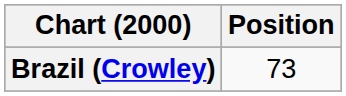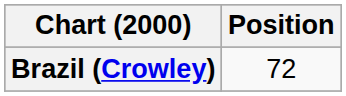(281, 68) 73 -> (281, 68) 72
